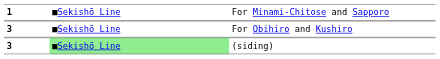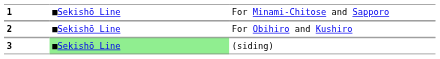(9, 29) 3 -> (9, 29) 2
